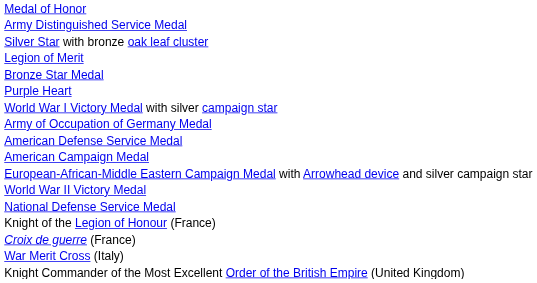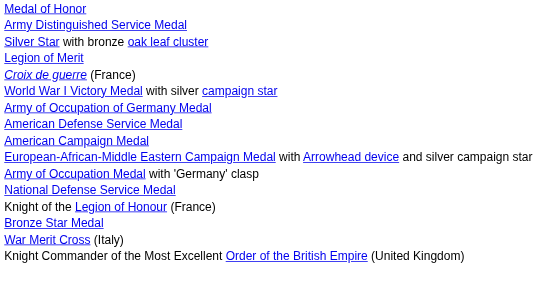rows swapped: (54, 75) <-> (70, 240)
- row: (38, 91)
- row: (75, 190)
+ row: (132, 174)
